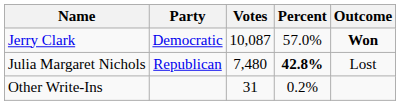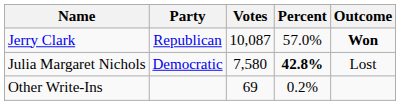(188, 40) Democratic -> (188, 40) Republican
(188, 64) Republican -> (188, 64) Democratic
(250, 64) 7,480 -> (250, 64) 7,580
(250, 87) 31 -> (250, 87) 69
